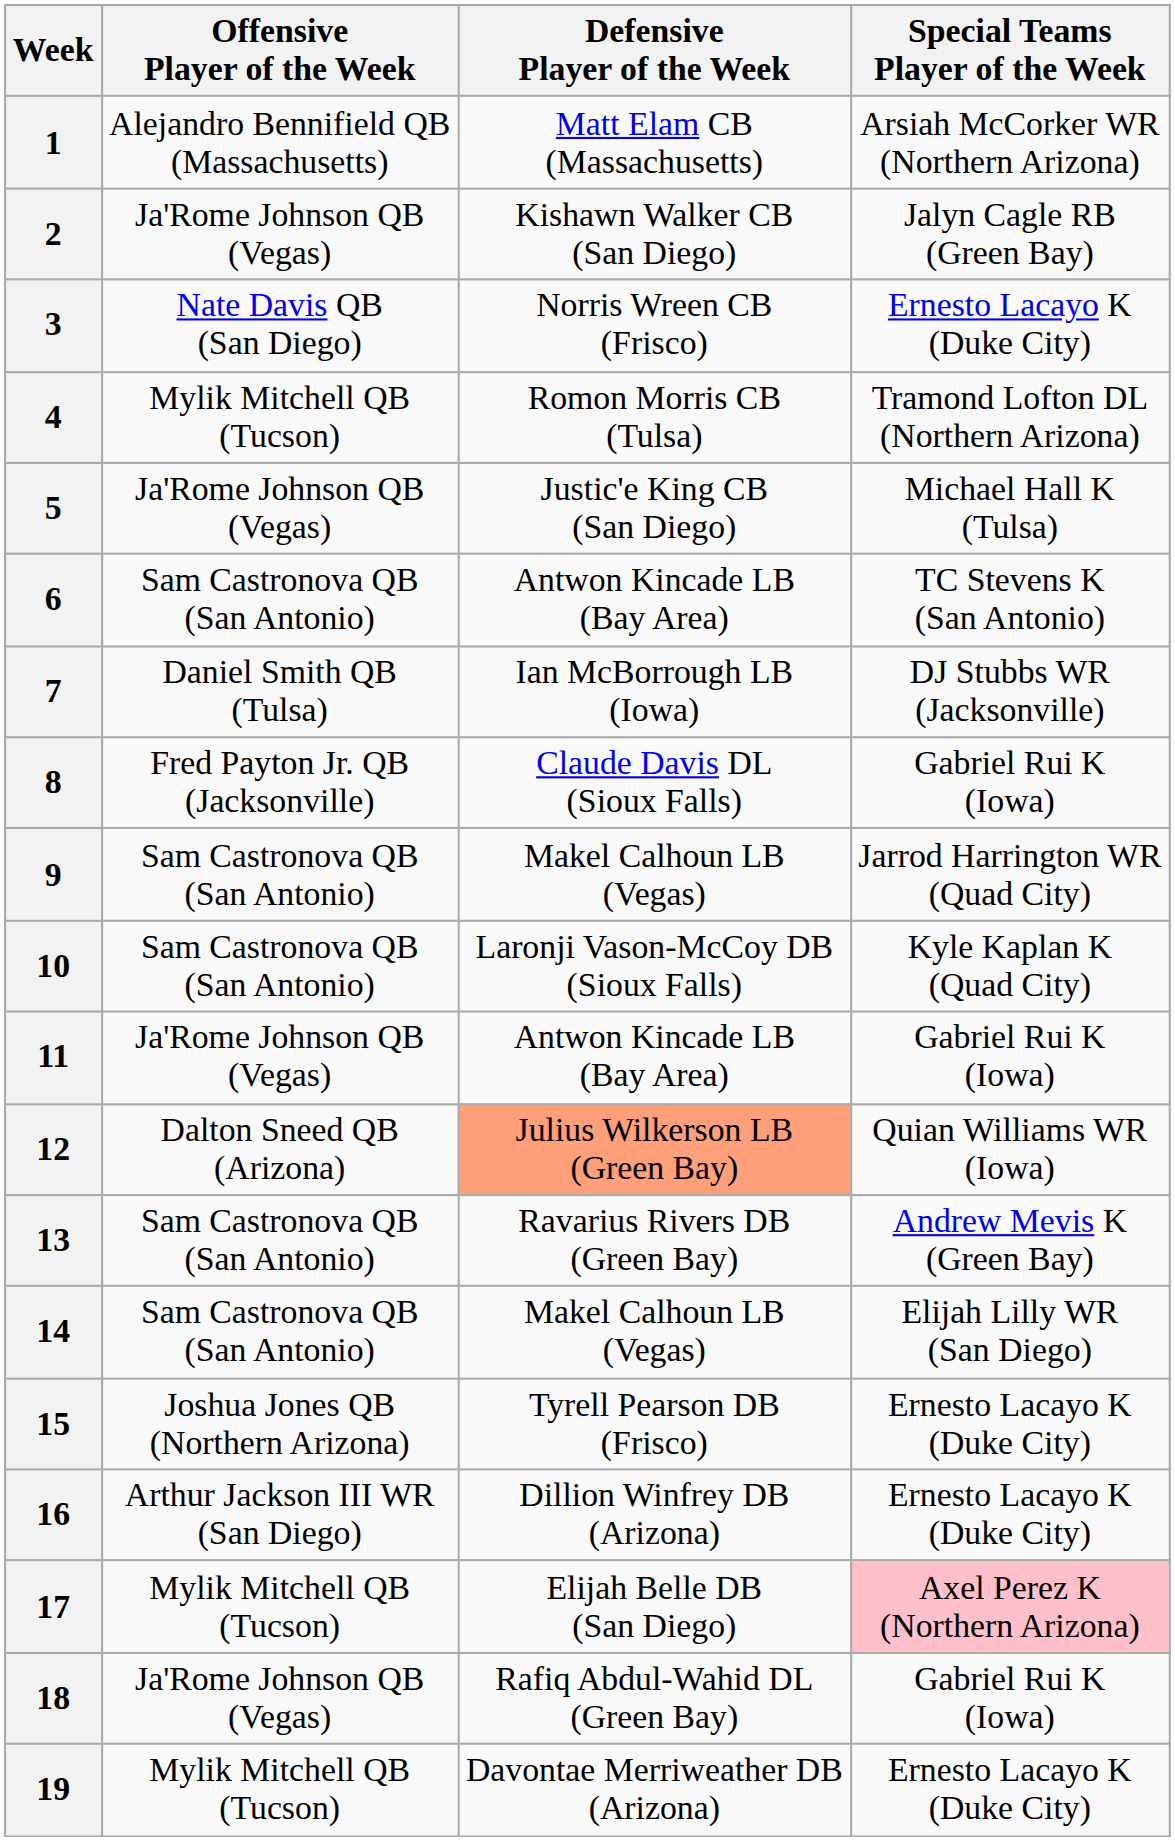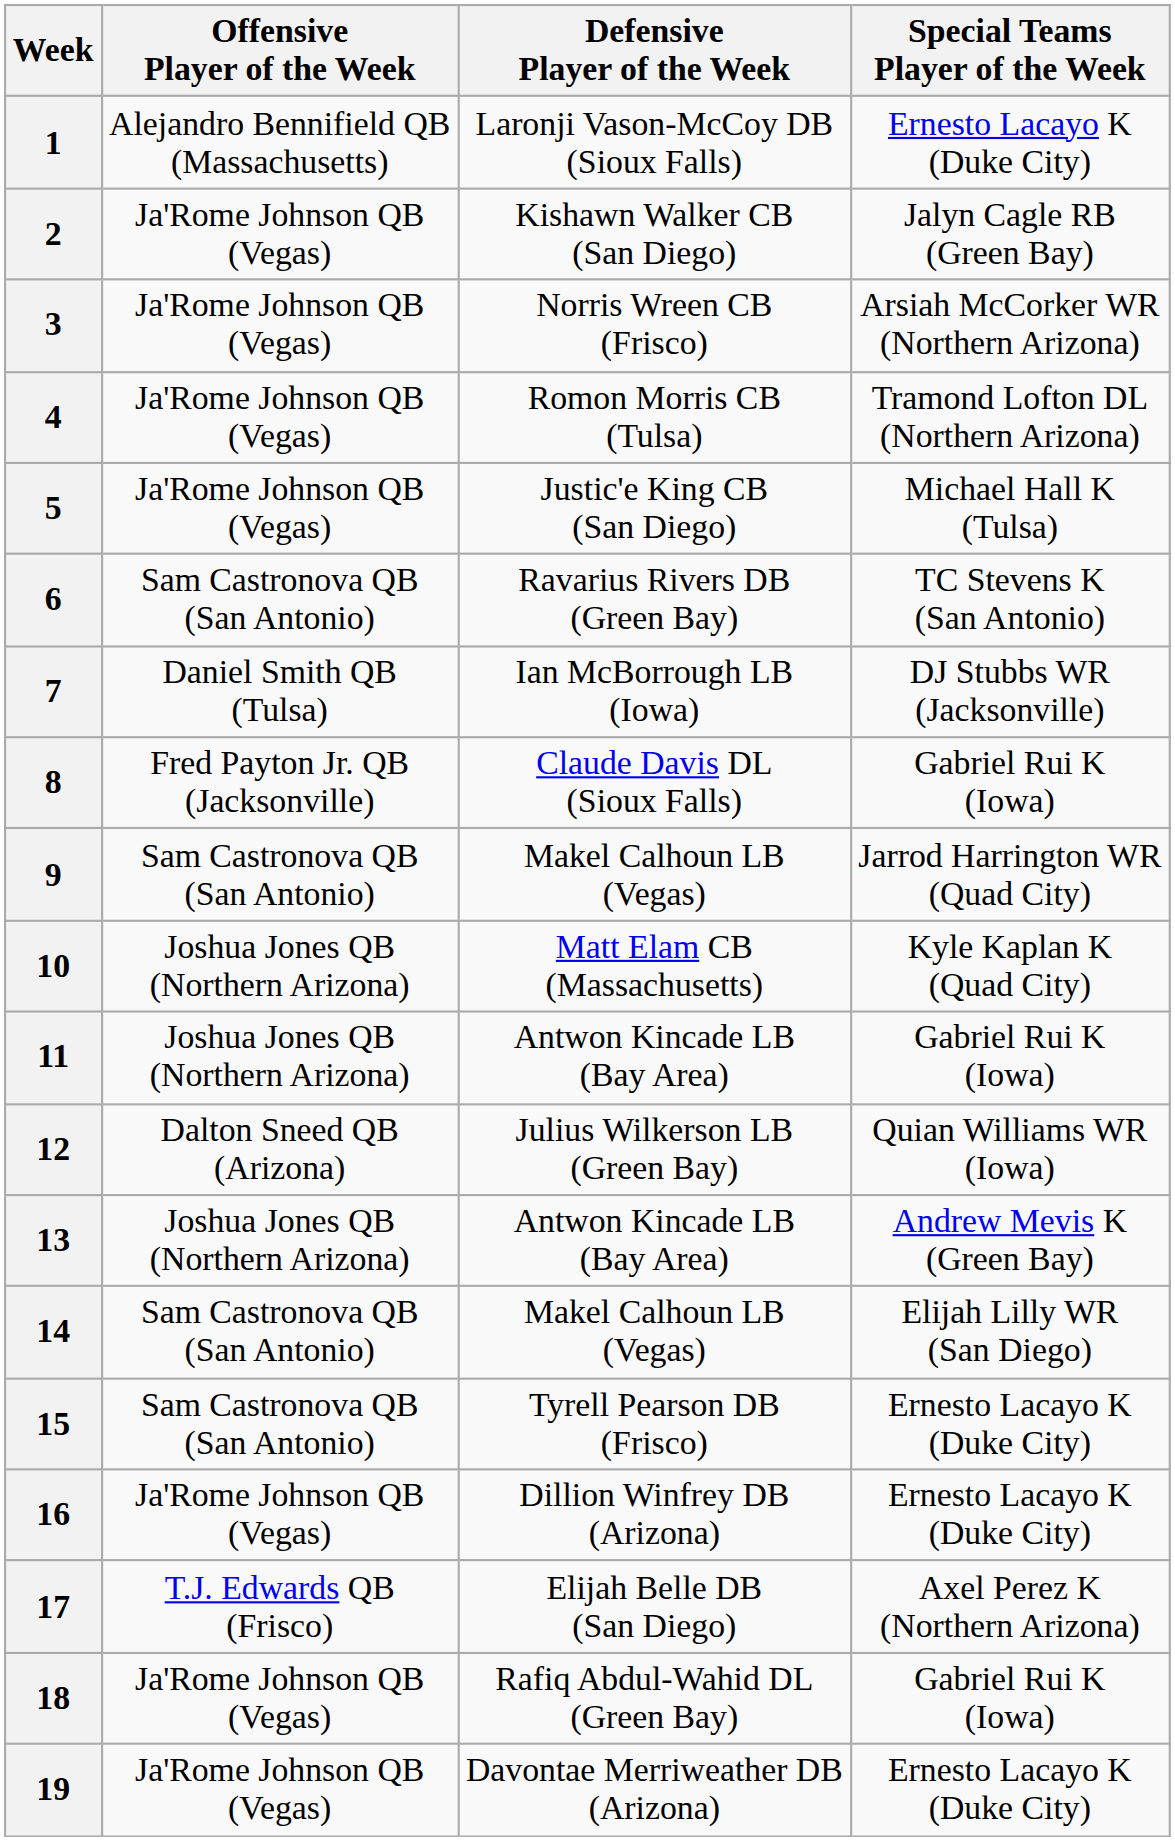(654, 141) Matt Elam CB (Massachusetts) -> (654, 141) Laronji Vason-McCoy DB (Sioux Falls)
(1010, 141) Arsiah McCorker WR (Northern Arizona) -> (1010, 141) Ernesto Lacayo K (Duke City)
(280, 324) Nate Davis QB (San Diego) -> (280, 324) Ja'Rome Johnson QB (Vegas)
(1010, 324) Ernesto Lacayo K (Duke City) -> (1010, 324) Arsiah McCorker WR (Northern Arizona)
(280, 416) Mylik Mitchell QB (Tucson) -> (280, 416) Ja'Rome Johnson QB (Vegas)
(654, 599) Antwon Kincade LB (Bay Area) -> (654, 599) Ravarius Rivers DB (Green Bay)
(280, 965) Sam Castronova QB (San Antonio) -> (280, 965) Joshua Jones QB (Northern Arizona)
(654, 965) Laronji Vason-McCoy DB (Sioux Falls) -> (654, 965) Matt Elam CB (Massachusetts)
(280, 1056) Ja'Rome Johnson QB (Vegas) -> (280, 1056) Joshua Jones QB (Northern Arizona)
(654, 1148) lightsalmon background -> (654, 1148) no background
(280, 1240) Sam Castronova QB (San Antonio) -> (280, 1240) Joshua Jones QB (Northern Arizona)
(654, 1240) Ravarius Rivers DB (Green Bay) -> (654, 1240) Antwon Kincade LB (Bay Area)
(280, 1423) Joshua Jones QB (Northern Arizona) -> (280, 1423) Sam Castronova QB (San Antonio)
(280, 1514) Arthur Jackson III WR (San Diego) -> (280, 1514) Ja'Rome Johnson QB (Vegas)
(280, 1606) Mylik Mitchell QB (Tucson) -> (280, 1606) T.J. Edwards QB (Frisco)
(1010, 1606) pink background -> (1010, 1606) no background
(280, 1789) Mylik Mitchell QB (Tucson) -> (280, 1789) Ja'Rome Johnson QB (Vegas)
